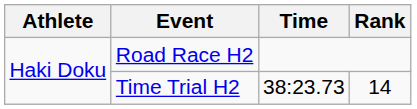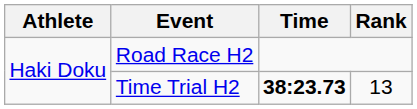(304, 87) normal -> (304, 87) bold
(380, 87) 14 -> (381, 87) 13
